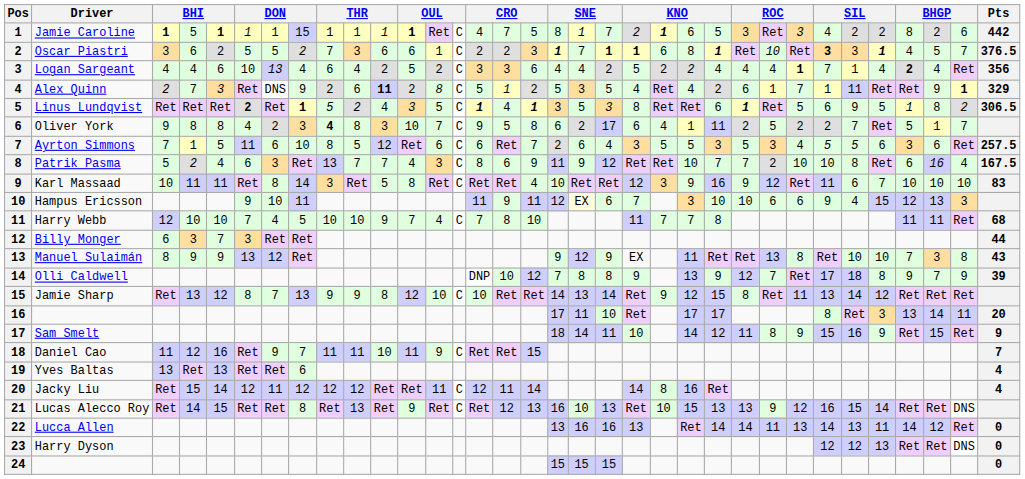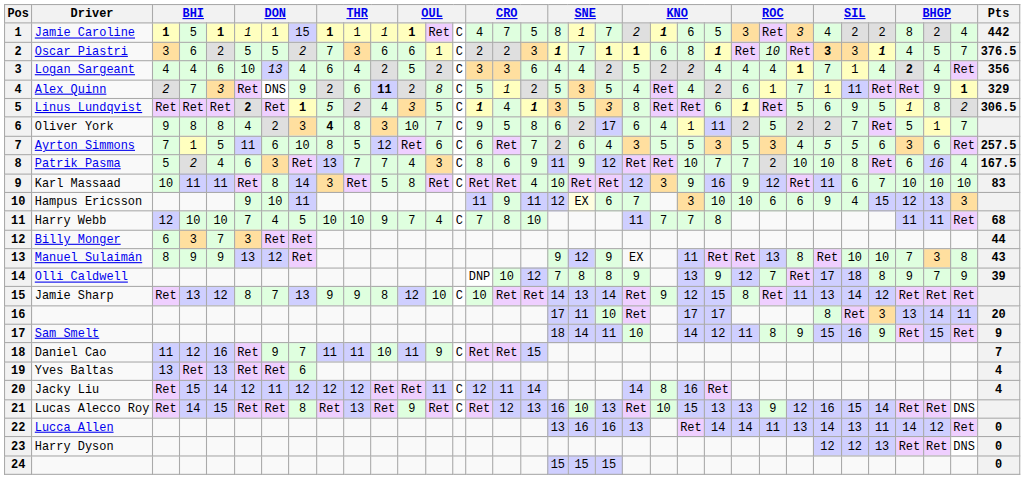(330, 33) normal -> (330, 33) bold
(964, 33) 6 -> (964, 33) 4
